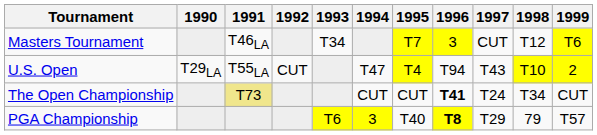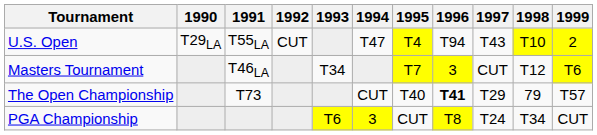rows swapped: (76, 42) <-> (43, 70)
(249, 95) khaki background -> (249, 95) no background
(413, 95) CUT -> (413, 95) T40
(493, 95) T24 -> (493, 95) T29
(533, 95) T34 -> (533, 95) 79
(573, 95) CUT -> (573, 95) T57
(413, 119) T40 -> (413, 119) CUT
(453, 119) bold -> (453, 119) normal
(493, 119) T29 -> (493, 119) T24
(533, 119) 79 -> (533, 119) T34
(573, 119) T57 -> (573, 119) CUT
